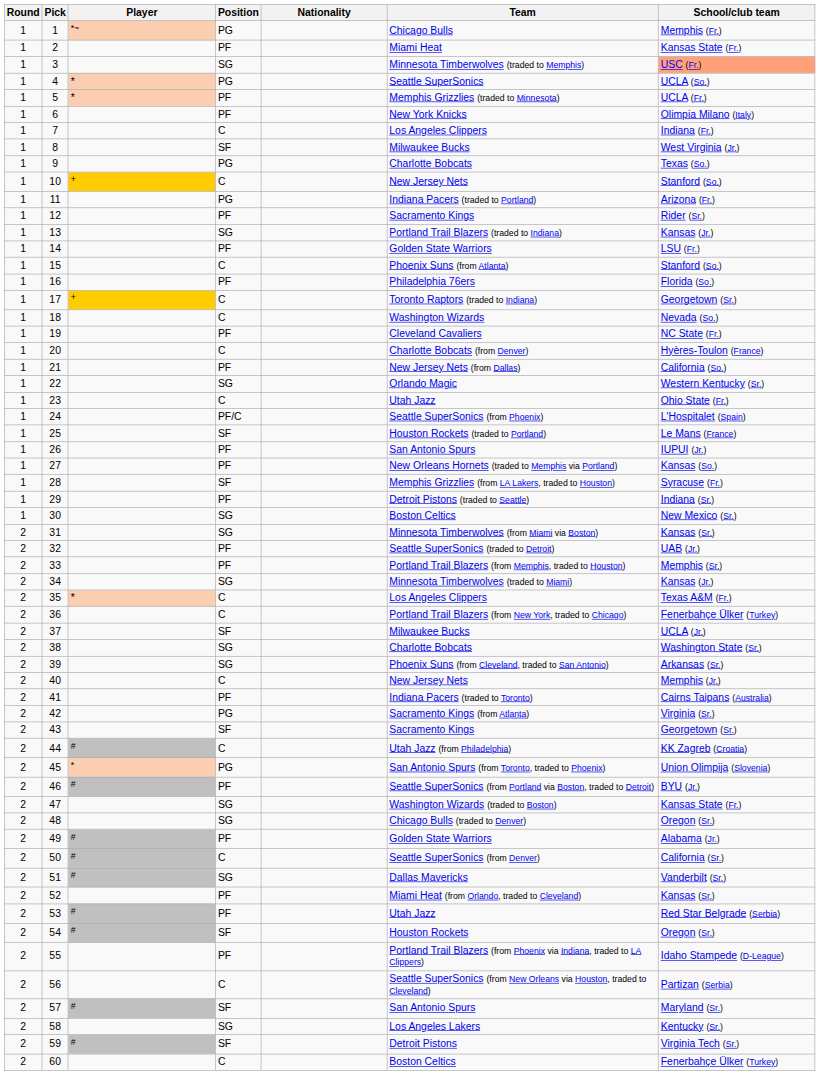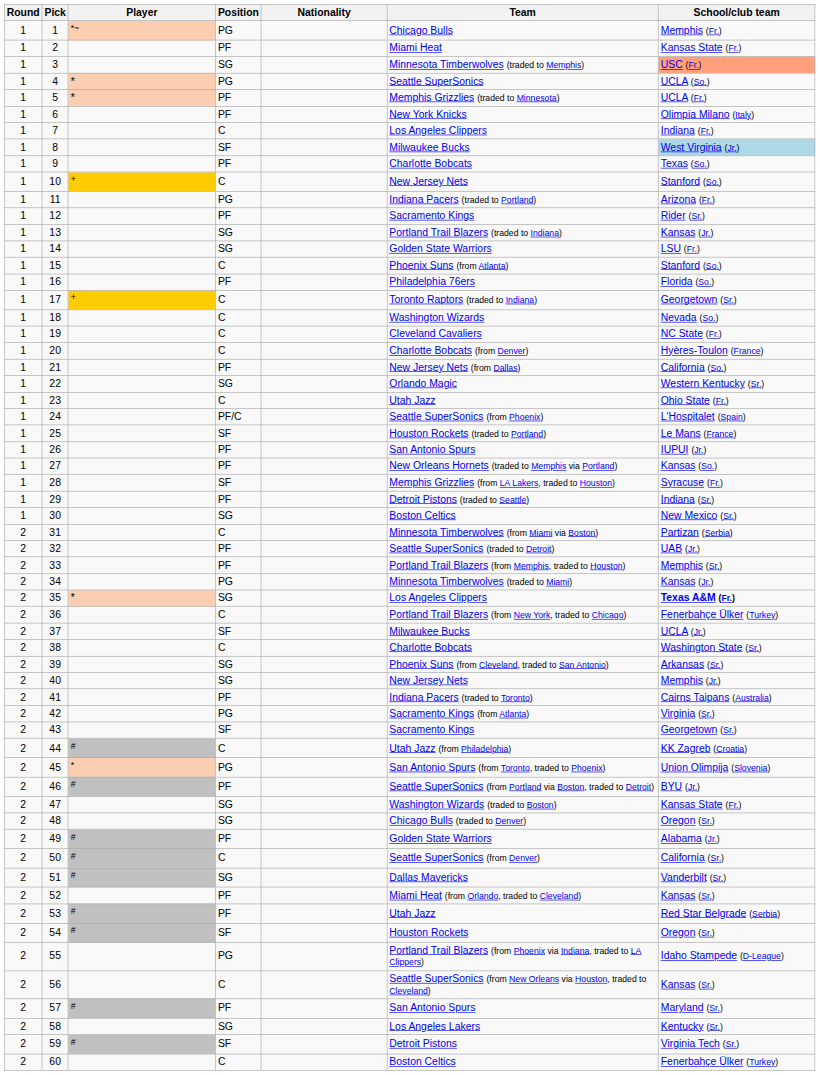(700, 147) no background -> (700, 147) lightblue background
(225, 164) PG -> (225, 164) PF
(225, 249) PF -> (225, 249) SG
(225, 334) PF -> (222, 334) C
(225, 532) SG -> (222, 532) C
(688, 532) Kansas (Sr.) -> (697, 532) Partizan (Serbia)
(225, 581) SG -> (225, 581) PG
(222, 598) C -> (225, 598) SG
(696, 598) normal -> (698, 598) bold
(225, 647) SG -> (222, 647) C
(222, 680) C -> (225, 680) SG
(225, 956) PF -> (225, 956) PG
(697, 984) Partizan (Serbia) -> (688, 984) Kansas (Sr.)
(225, 1008) SF -> (225, 1008) PF
